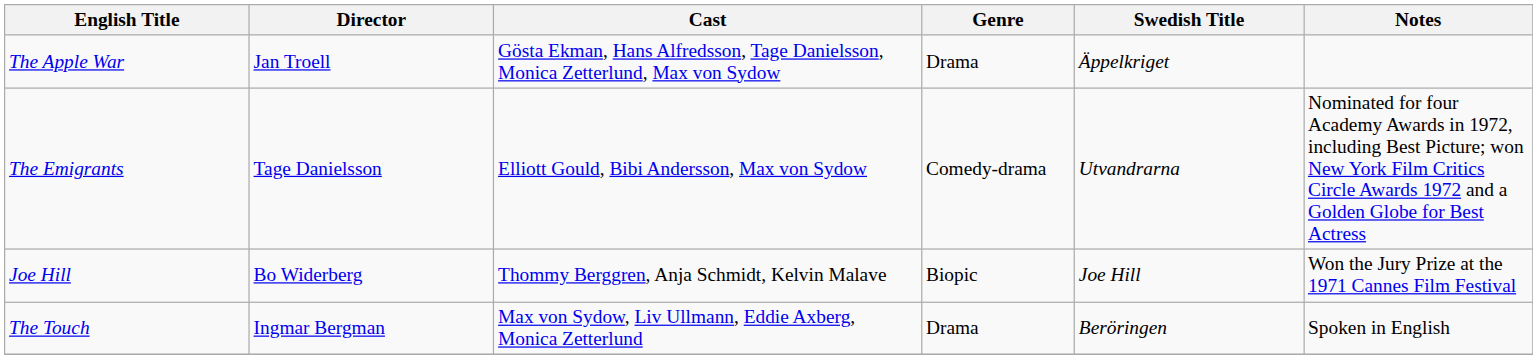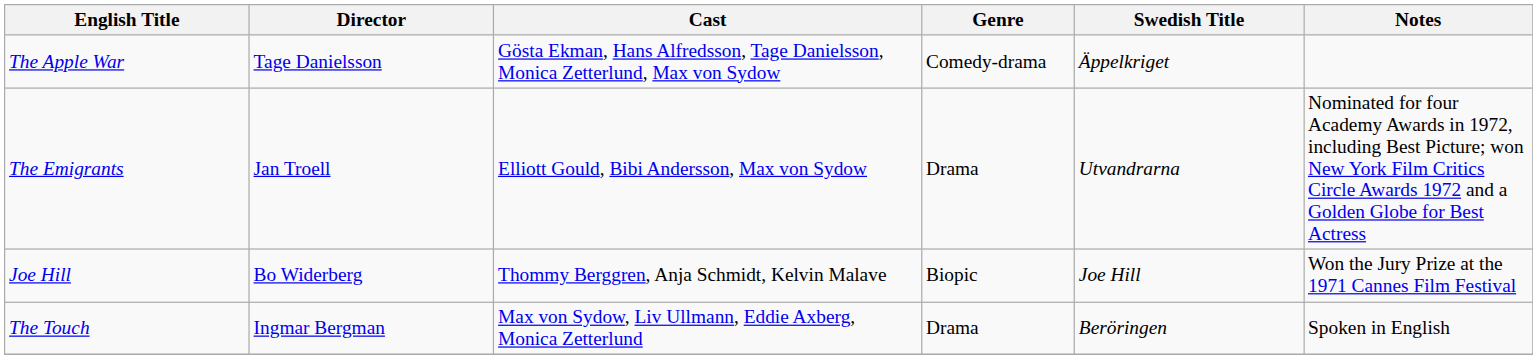(292, 61) Jan Troell -> (318, 61) Tage Danielsson
(952, 61) Drama -> (986, 61) Comedy-drama
(318, 168) Tage Danielsson -> (292, 168) Jan Troell
(986, 168) Comedy-drama -> (952, 168) Drama
